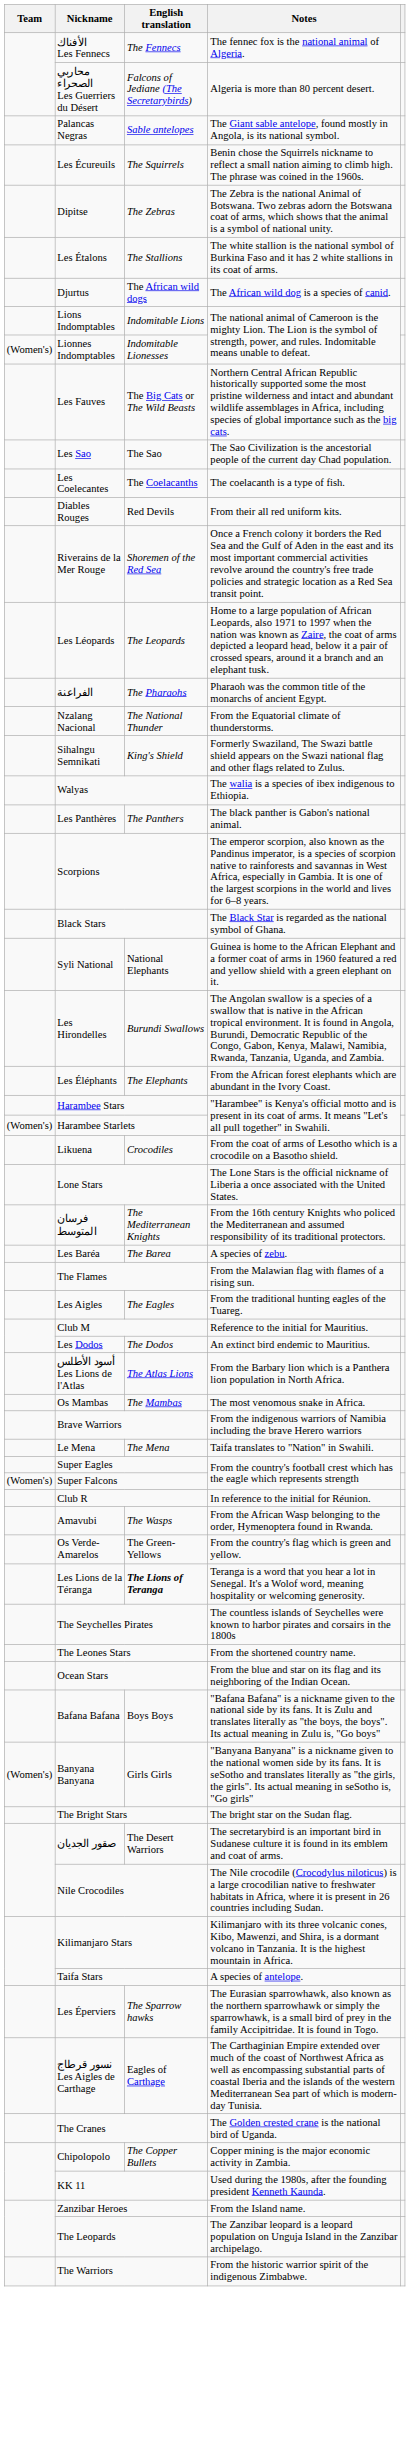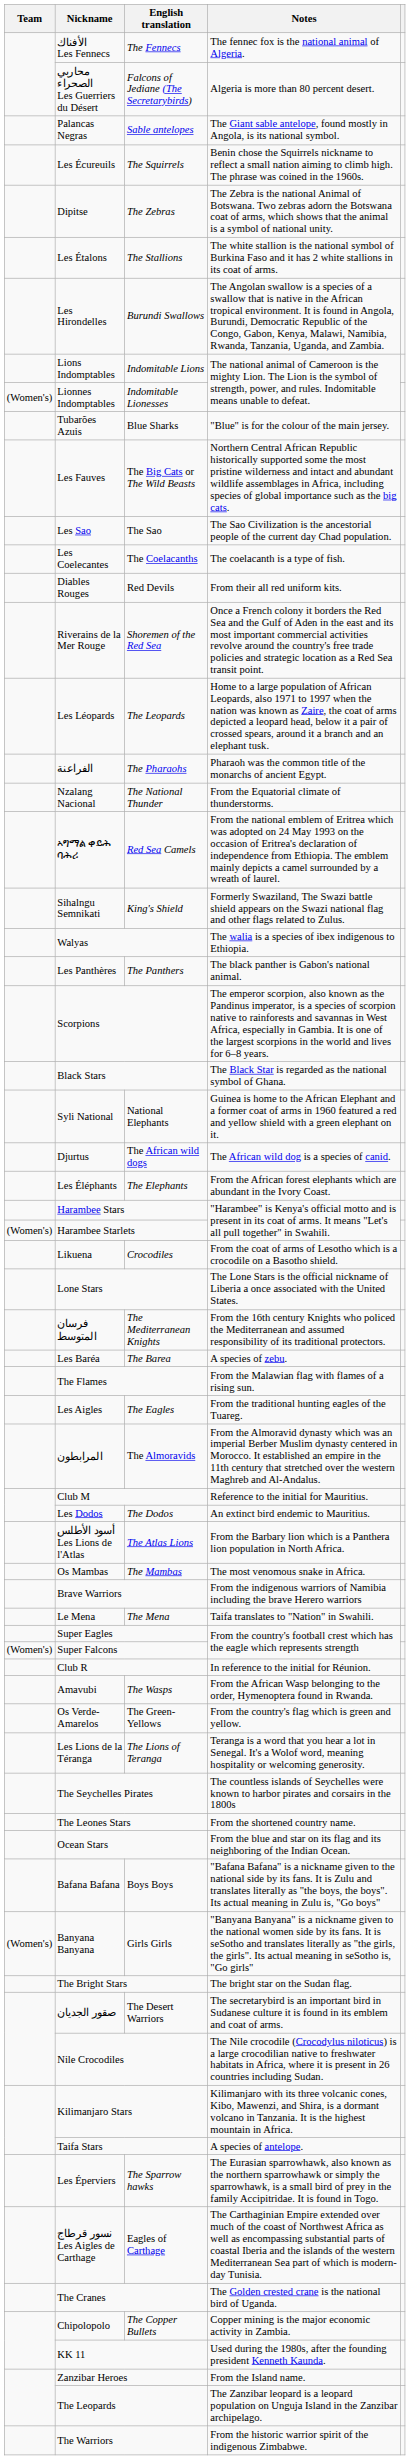rows swapped: (82, 1028) <-> (73, 292)
+ row: (77, 425)
+ row: (84, 849)
+ row: (80, 1456)
(155, 1584) bold -> (153, 1753) normal
